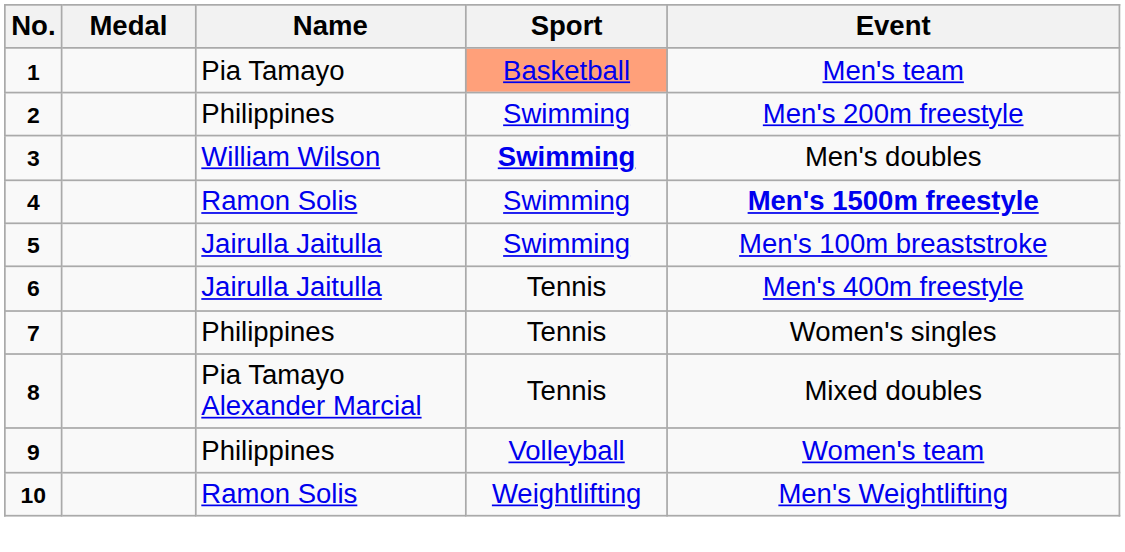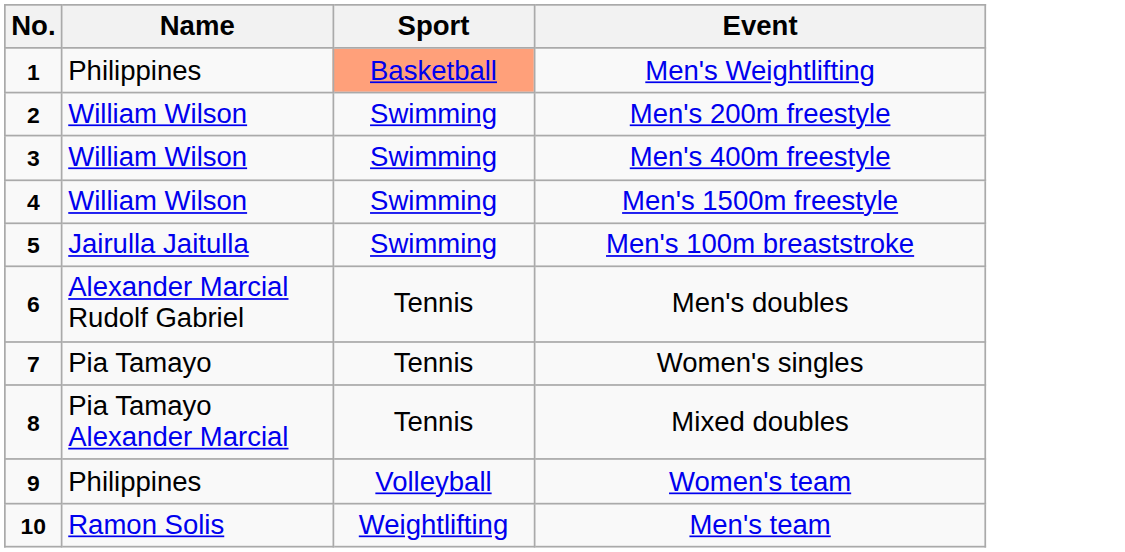- column: (128, 26)
(273, 69) Pia Tamayo -> (135, 69) Philippines
(893, 69) Men's team -> (760, 69) Men's Weightlifting
(268, 113) Philippines -> (158, 113) William Wilson
(567, 157) bold -> (434, 157) normal
(893, 157) Men's doubles -> (760, 157) Men's 400m freestyle
(279, 200) Ramon Solis -> (158, 200) William Wilson
(893, 200) bold -> (760, 200) normal
(292, 288) Jairulla Jaitulla -> (178, 303) Alexander Marcial Rudolf Gabriel
(893, 288) Men's 400m freestyle -> (760, 303) Men's doubles
(268, 331) Philippines -> (140, 362) Pia Tamayo
(893, 493) Men's Weightlifting -> (760, 524) Men's team
